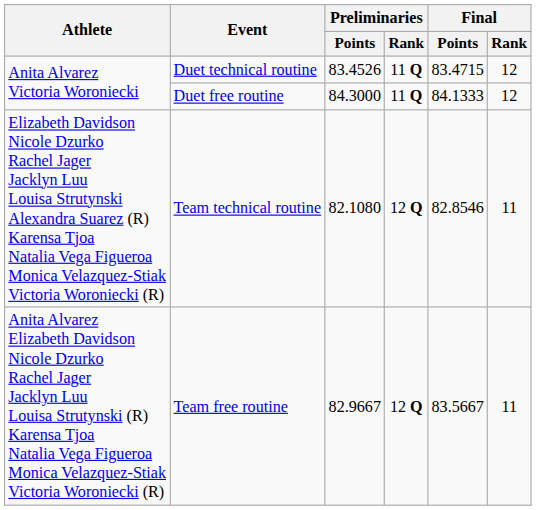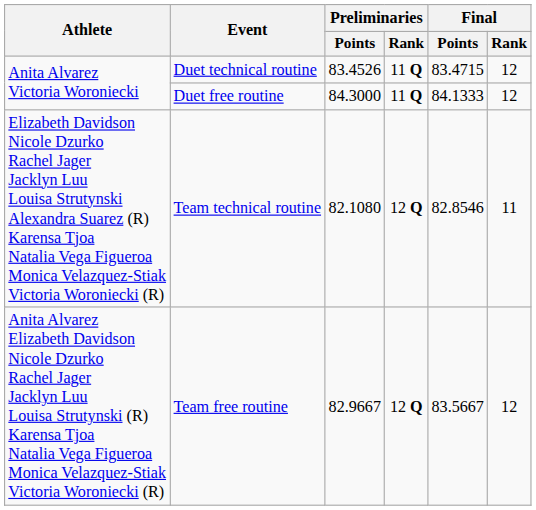(509, 406) 11 -> (509, 406) 12
